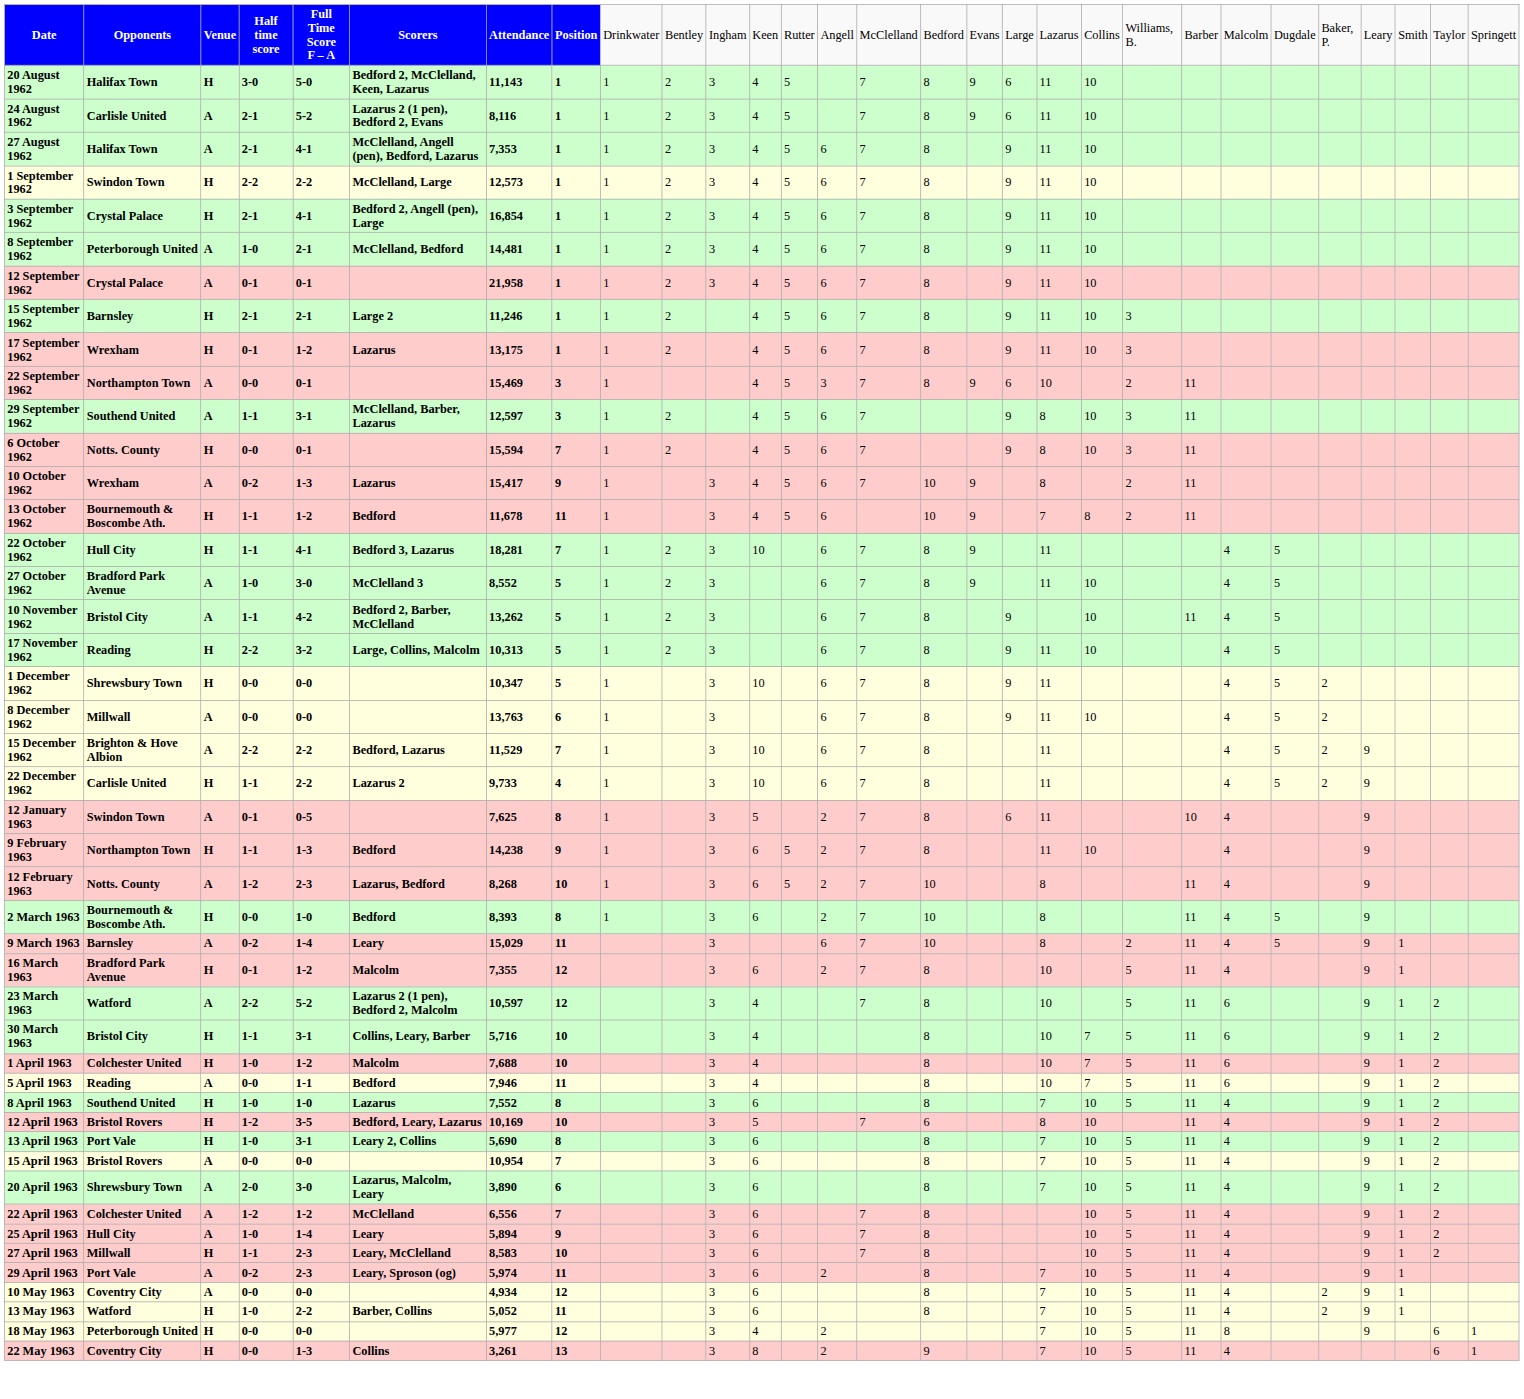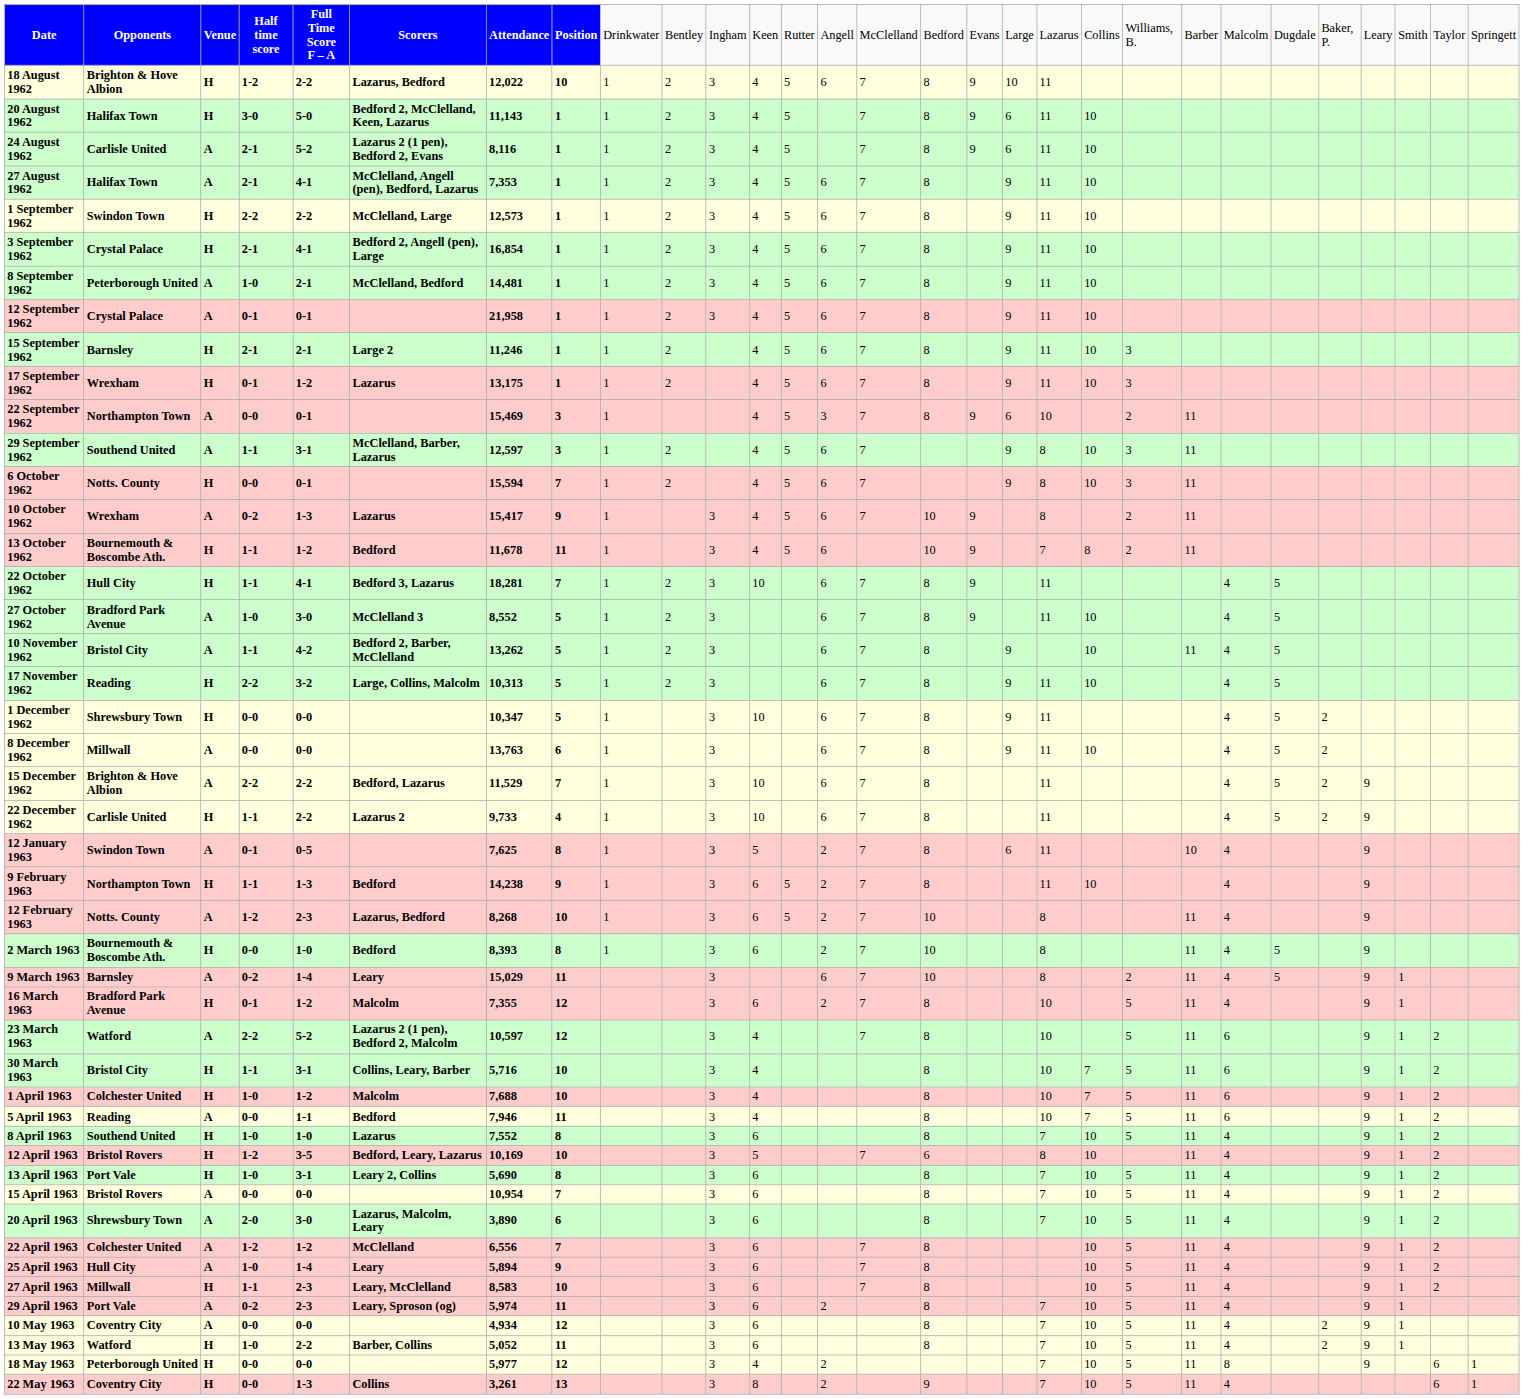+ row: (33, 82)
